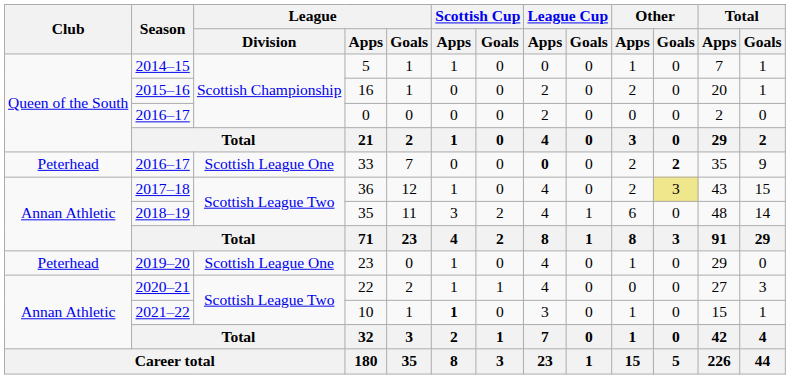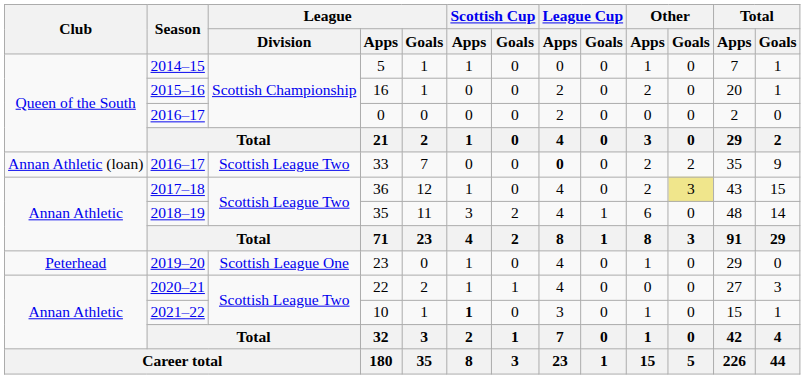(68, 164) Peterhead -> (76, 164) Annan Athletic (loan)
(269, 164) Scottish League One -> (284, 164) Scottish League Two
(676, 164) bold -> (691, 164) normal
